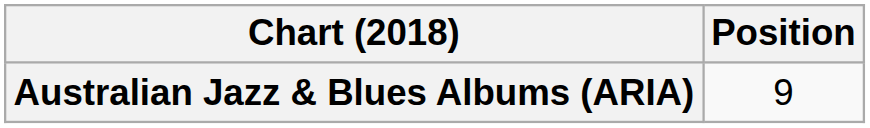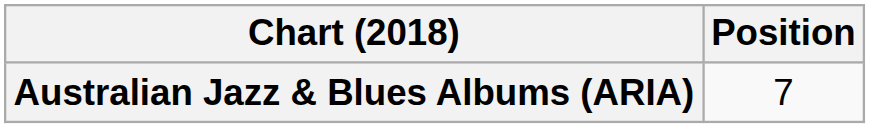(783, 91) 9 -> (783, 91) 7
